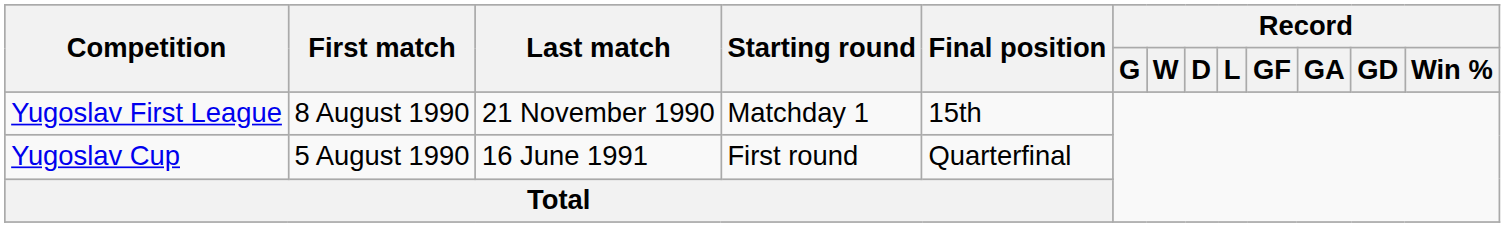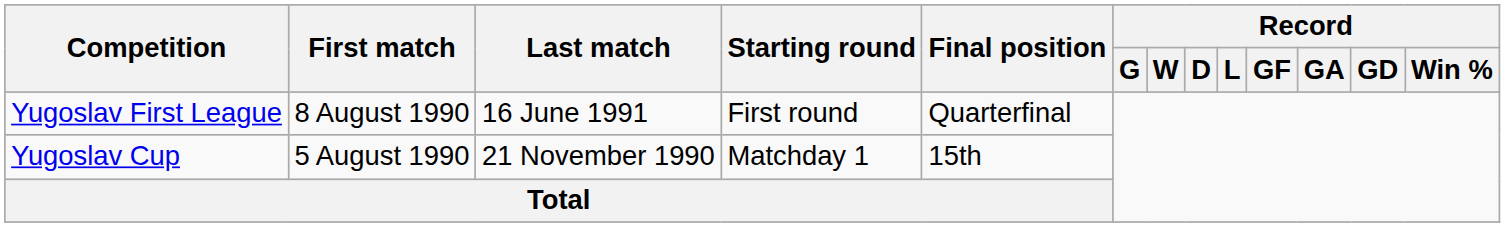(598, 112) 21 November 1990 -> (565, 112) 16 June 1991
(798, 112) Matchday 1 -> (793, 112) First round
(955, 112) 15th -> (1000, 112) Quarterfinal
(565, 156) 16 June 1991 -> (598, 156) 21 November 1990
(793, 156) First round -> (798, 156) Matchday 1
(1000, 156) Quarterfinal -> (955, 156) 15th
